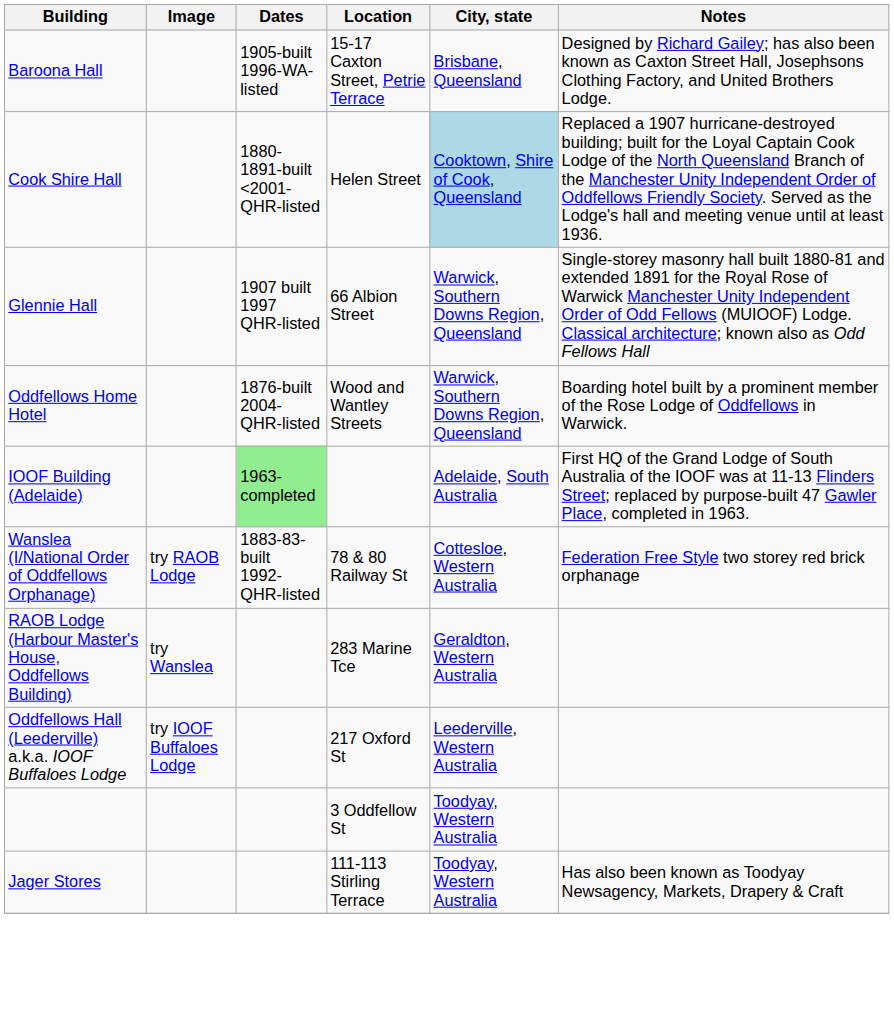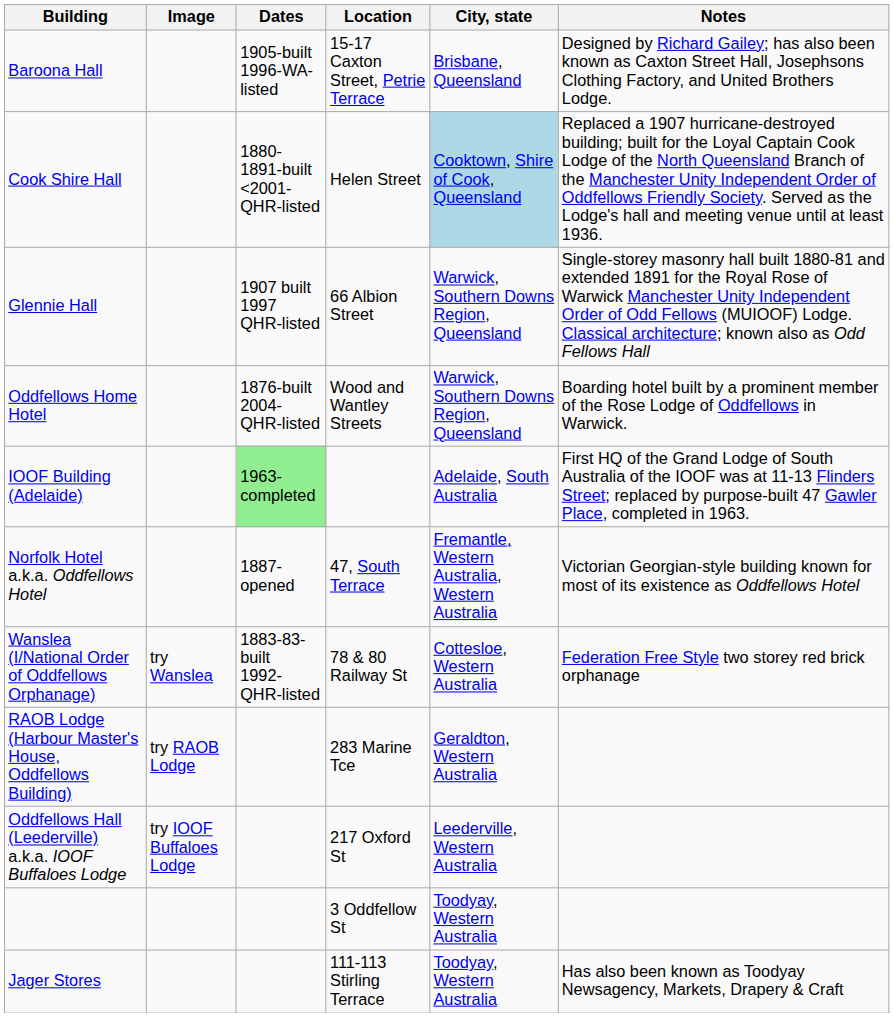+ row: (71, 576)
(185, 567) try RAOB Lodge -> (181, 666) try Wanslea
(182, 657) try Wanslea -> (185, 756) try RAOB Lodge
